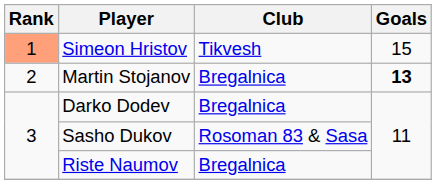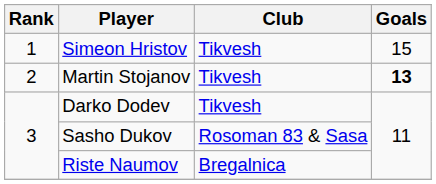(31, 48) lightsalmon background -> (31, 48) no background
(242, 77) Bregalnica -> (230, 77) Tikvesh
(242, 106) Bregalnica -> (230, 106) Tikvesh
